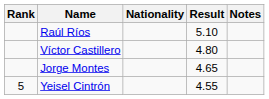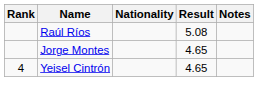(207, 32) 5.10 -> (196, 32) 5.08
- row: (80, 50)
(21, 86) 5 -> (21, 68) 4
(207, 86) 4.55 -> (196, 68) 4.65
